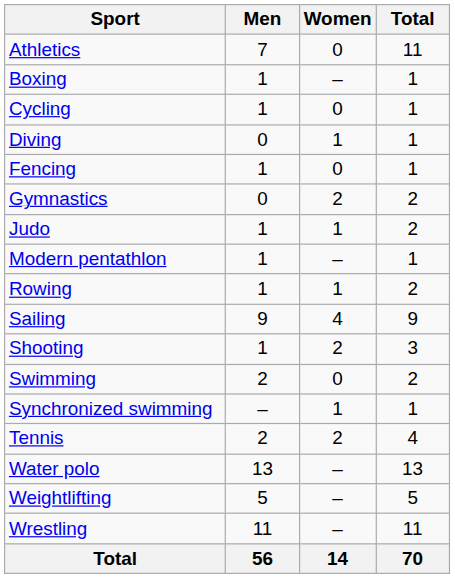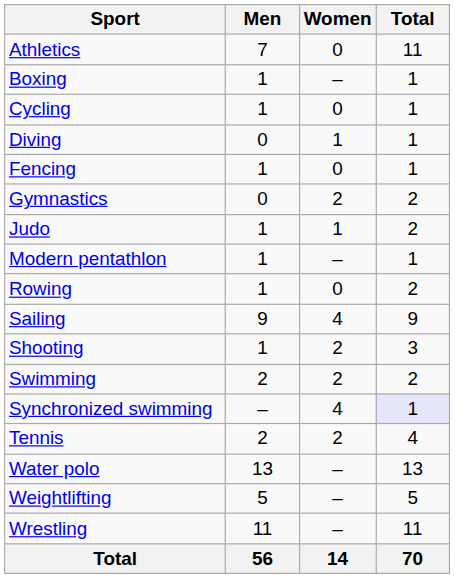(338, 288) 1 -> (338, 288) 0
(338, 378) 0 -> (338, 378) 2
(338, 408) 1 -> (338, 408) 4
(413, 408) no background -> (413, 408) lavender background
